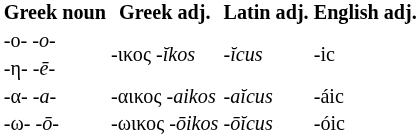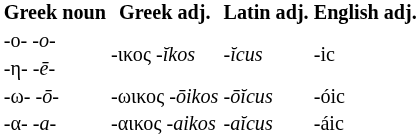rows swapped: (30, 96) <-> (31, 123)
